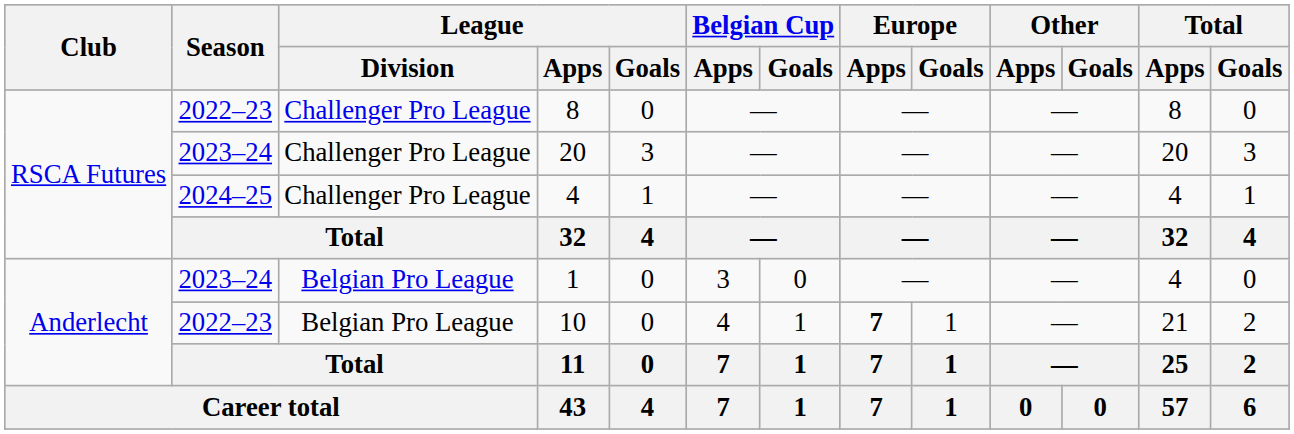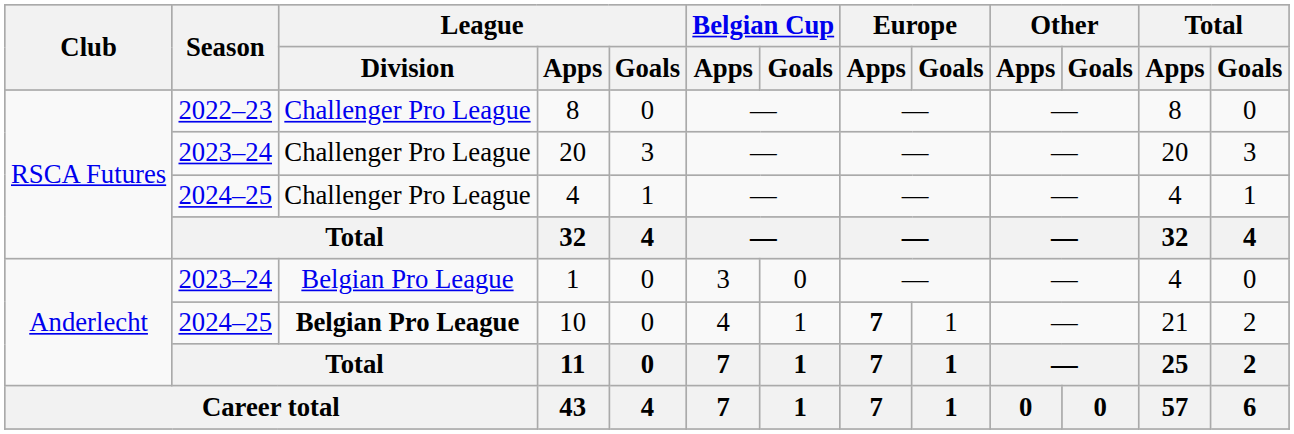(225, 322) 2022–23 -> (225, 322) 2024–25
(407, 322) normal -> (407, 322) bold
